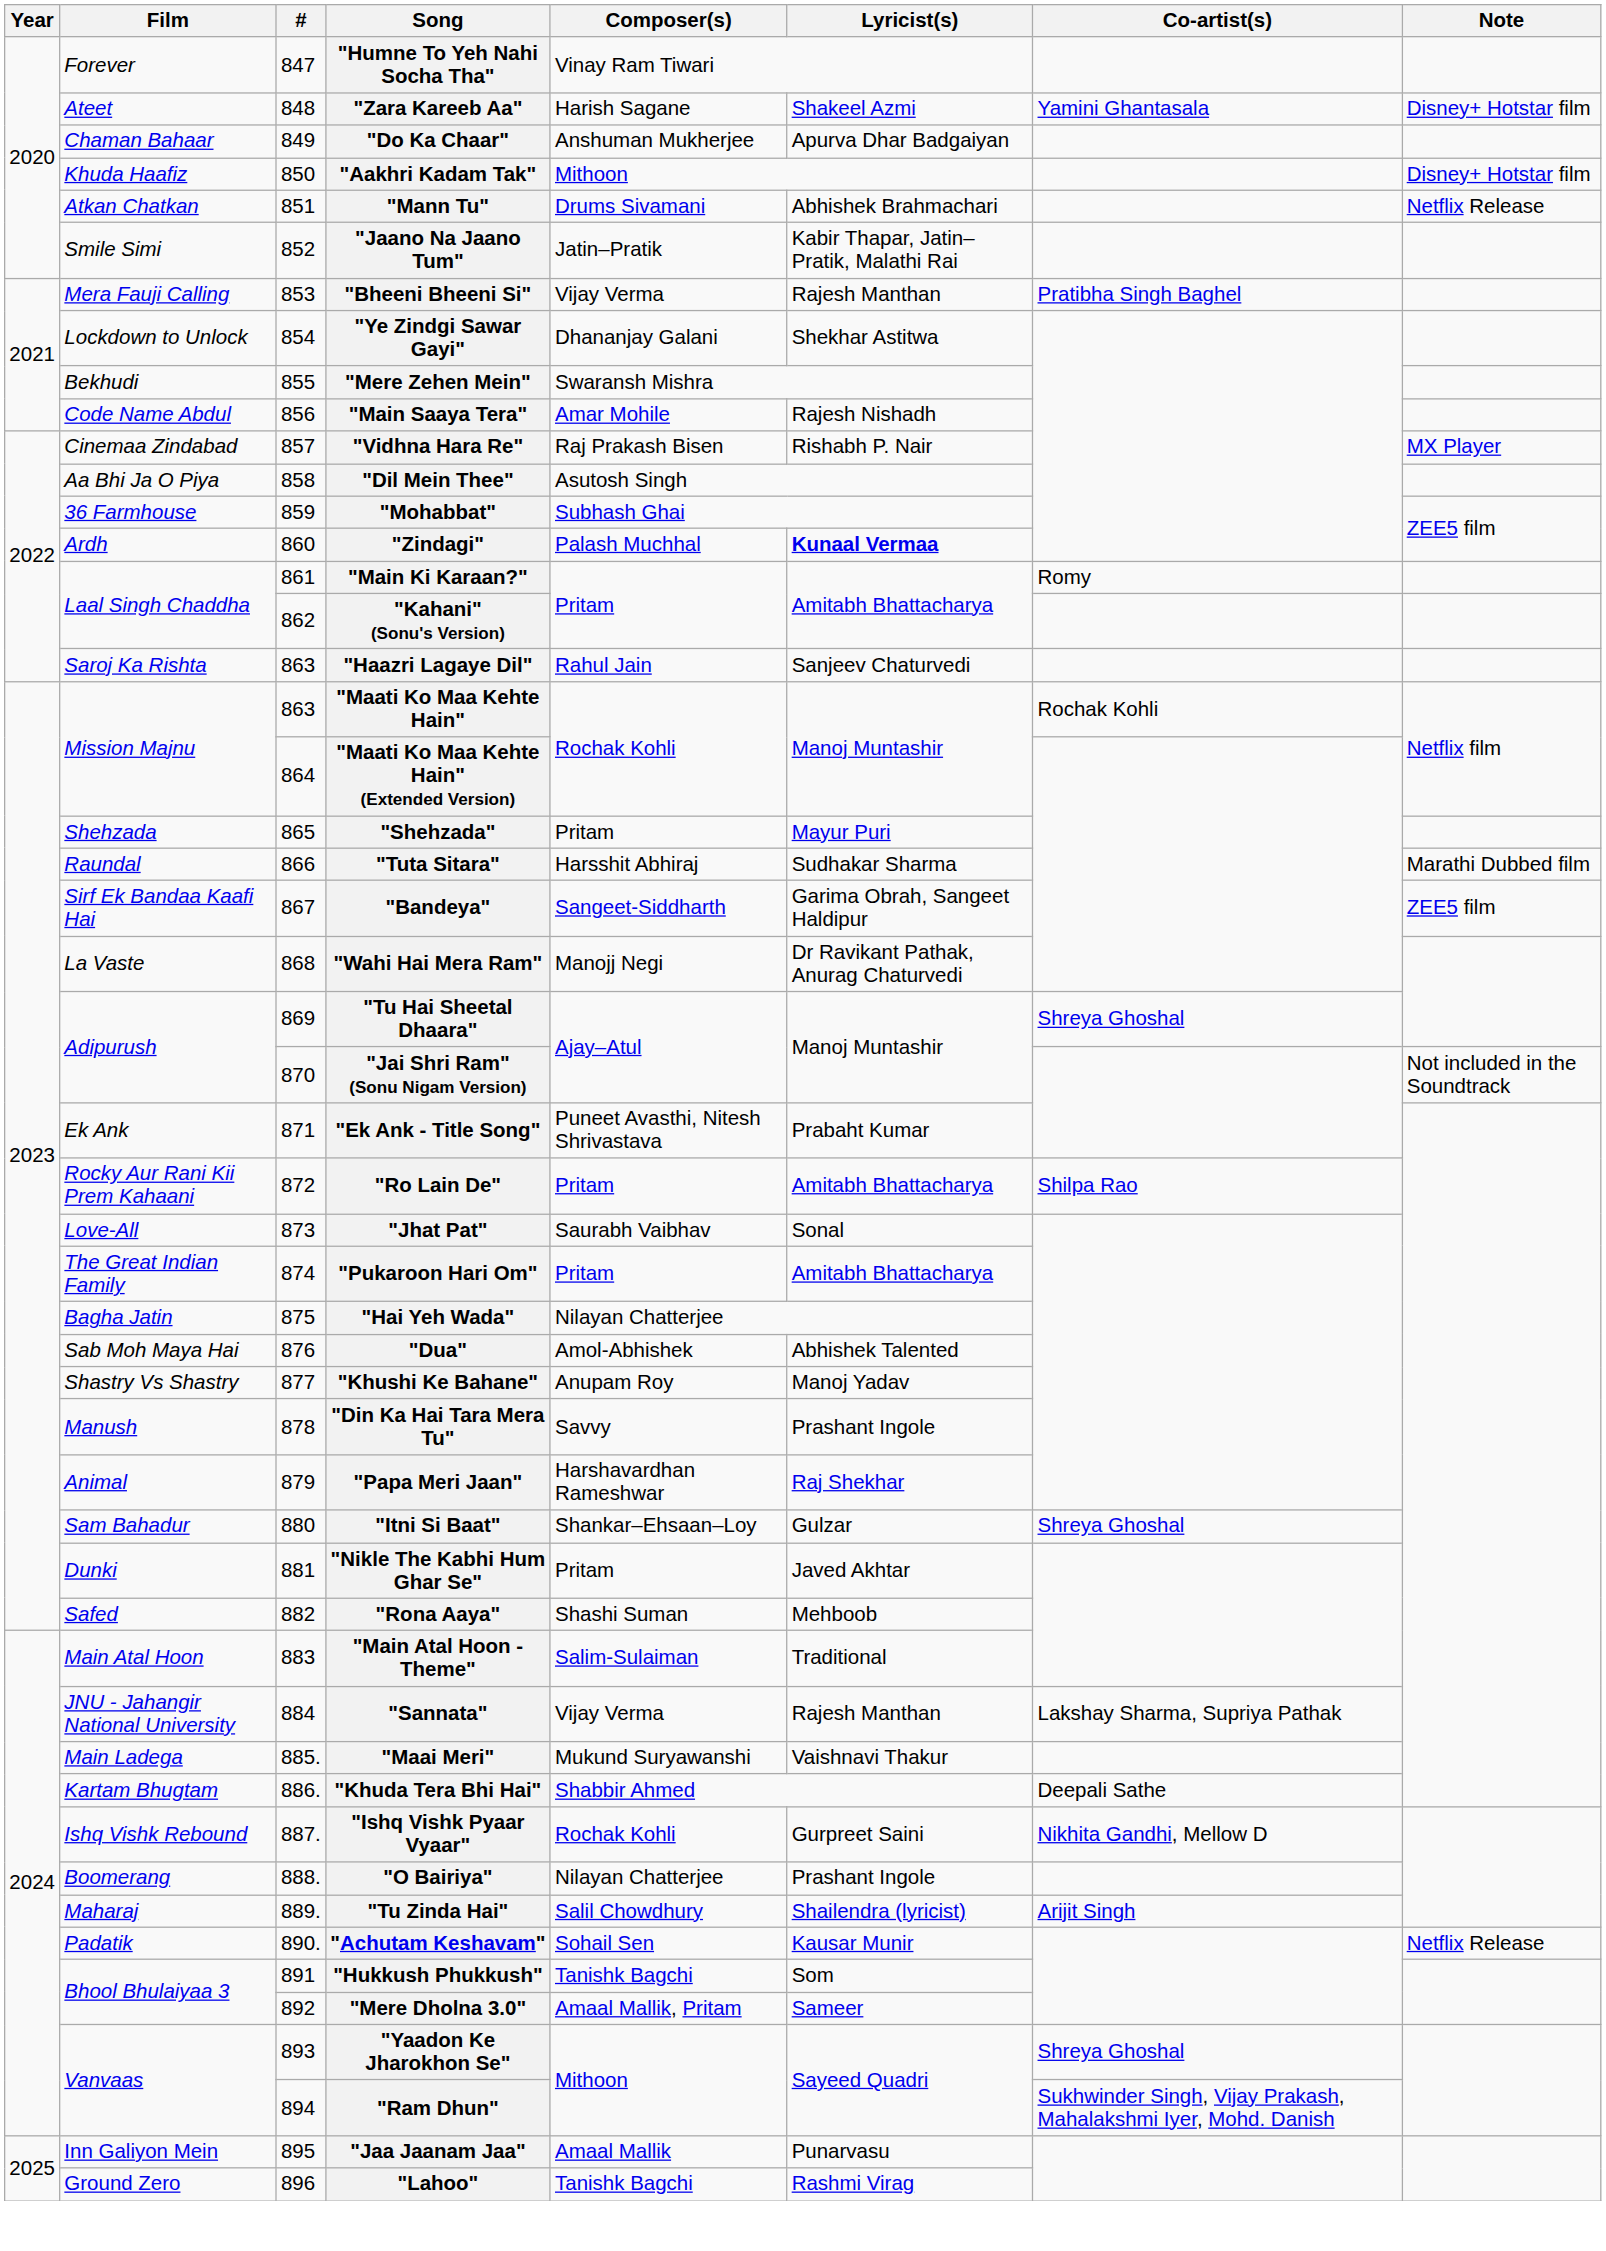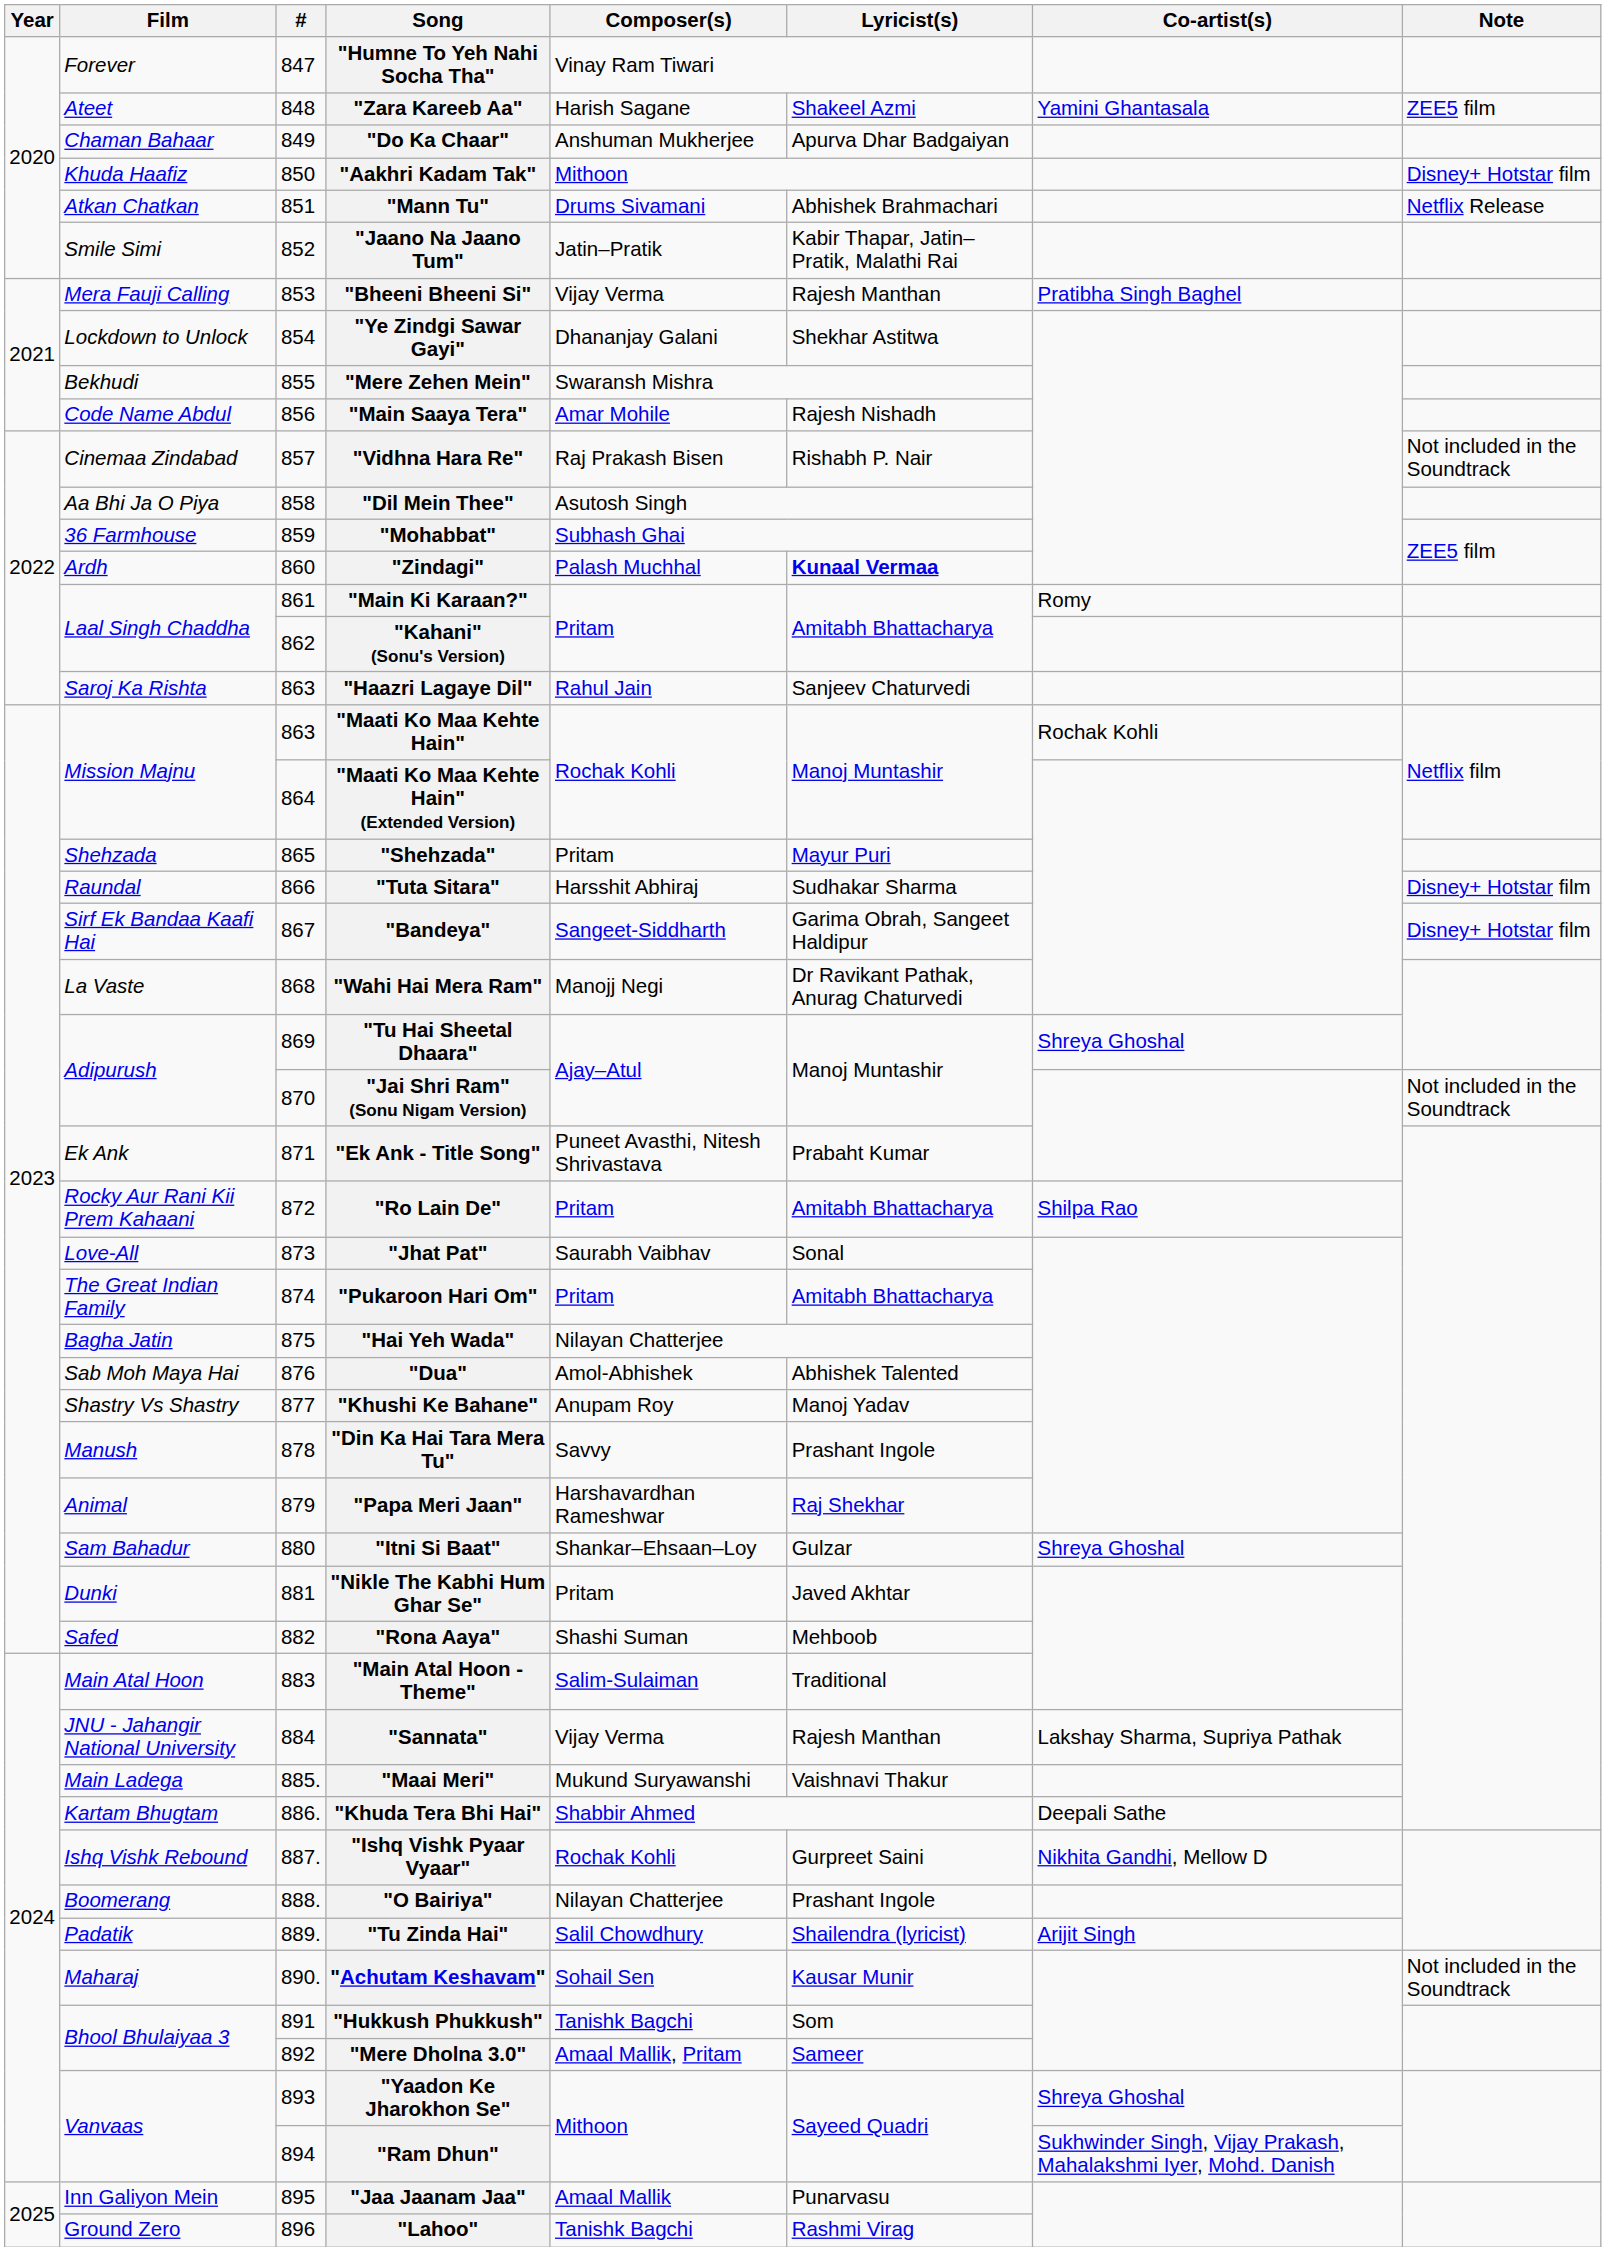(1499, 108) Disney+ Hotstar film -> (1451, 108) ZEE5 film
(1454, 447) MX Player -> (1492, 458) Not included in the Soundtrack
(1498, 864) Marathi Dubbed film -> (1499, 887) Disney+ Hotstar film
(1451, 908) ZEE5 film -> (1499, 931) Disney+ Hotstar film
(101, 1910) Maharaj -> (99, 1933) Padatik
(99, 1943) Padatik -> (101, 1977) Maharaj
(1476, 1943) Netflix Release -> (1492, 1977) Not included in the Soundtrack
